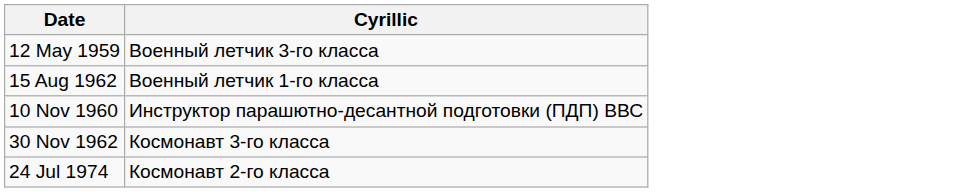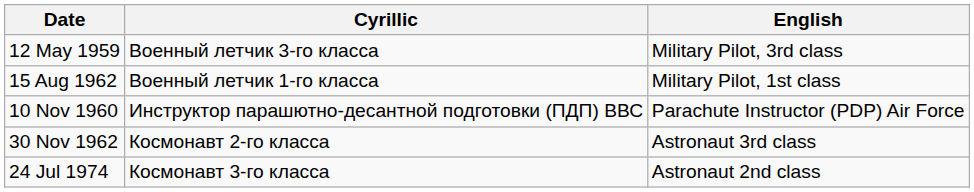+ column: (808, 19)
(229, 141) Космонавт 3-го класса -> (229, 141) Космонавт 2-го класса
(229, 171) Космонавт 2-го класса -> (229, 171) Космонавт 3-го класса
